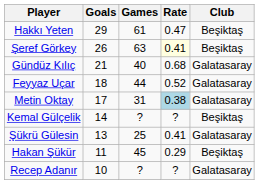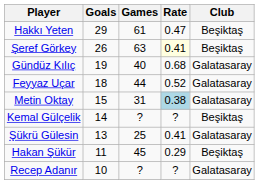(101, 65) 21 -> (101, 65) 19
(101, 100) 17 -> (101, 100) 15
